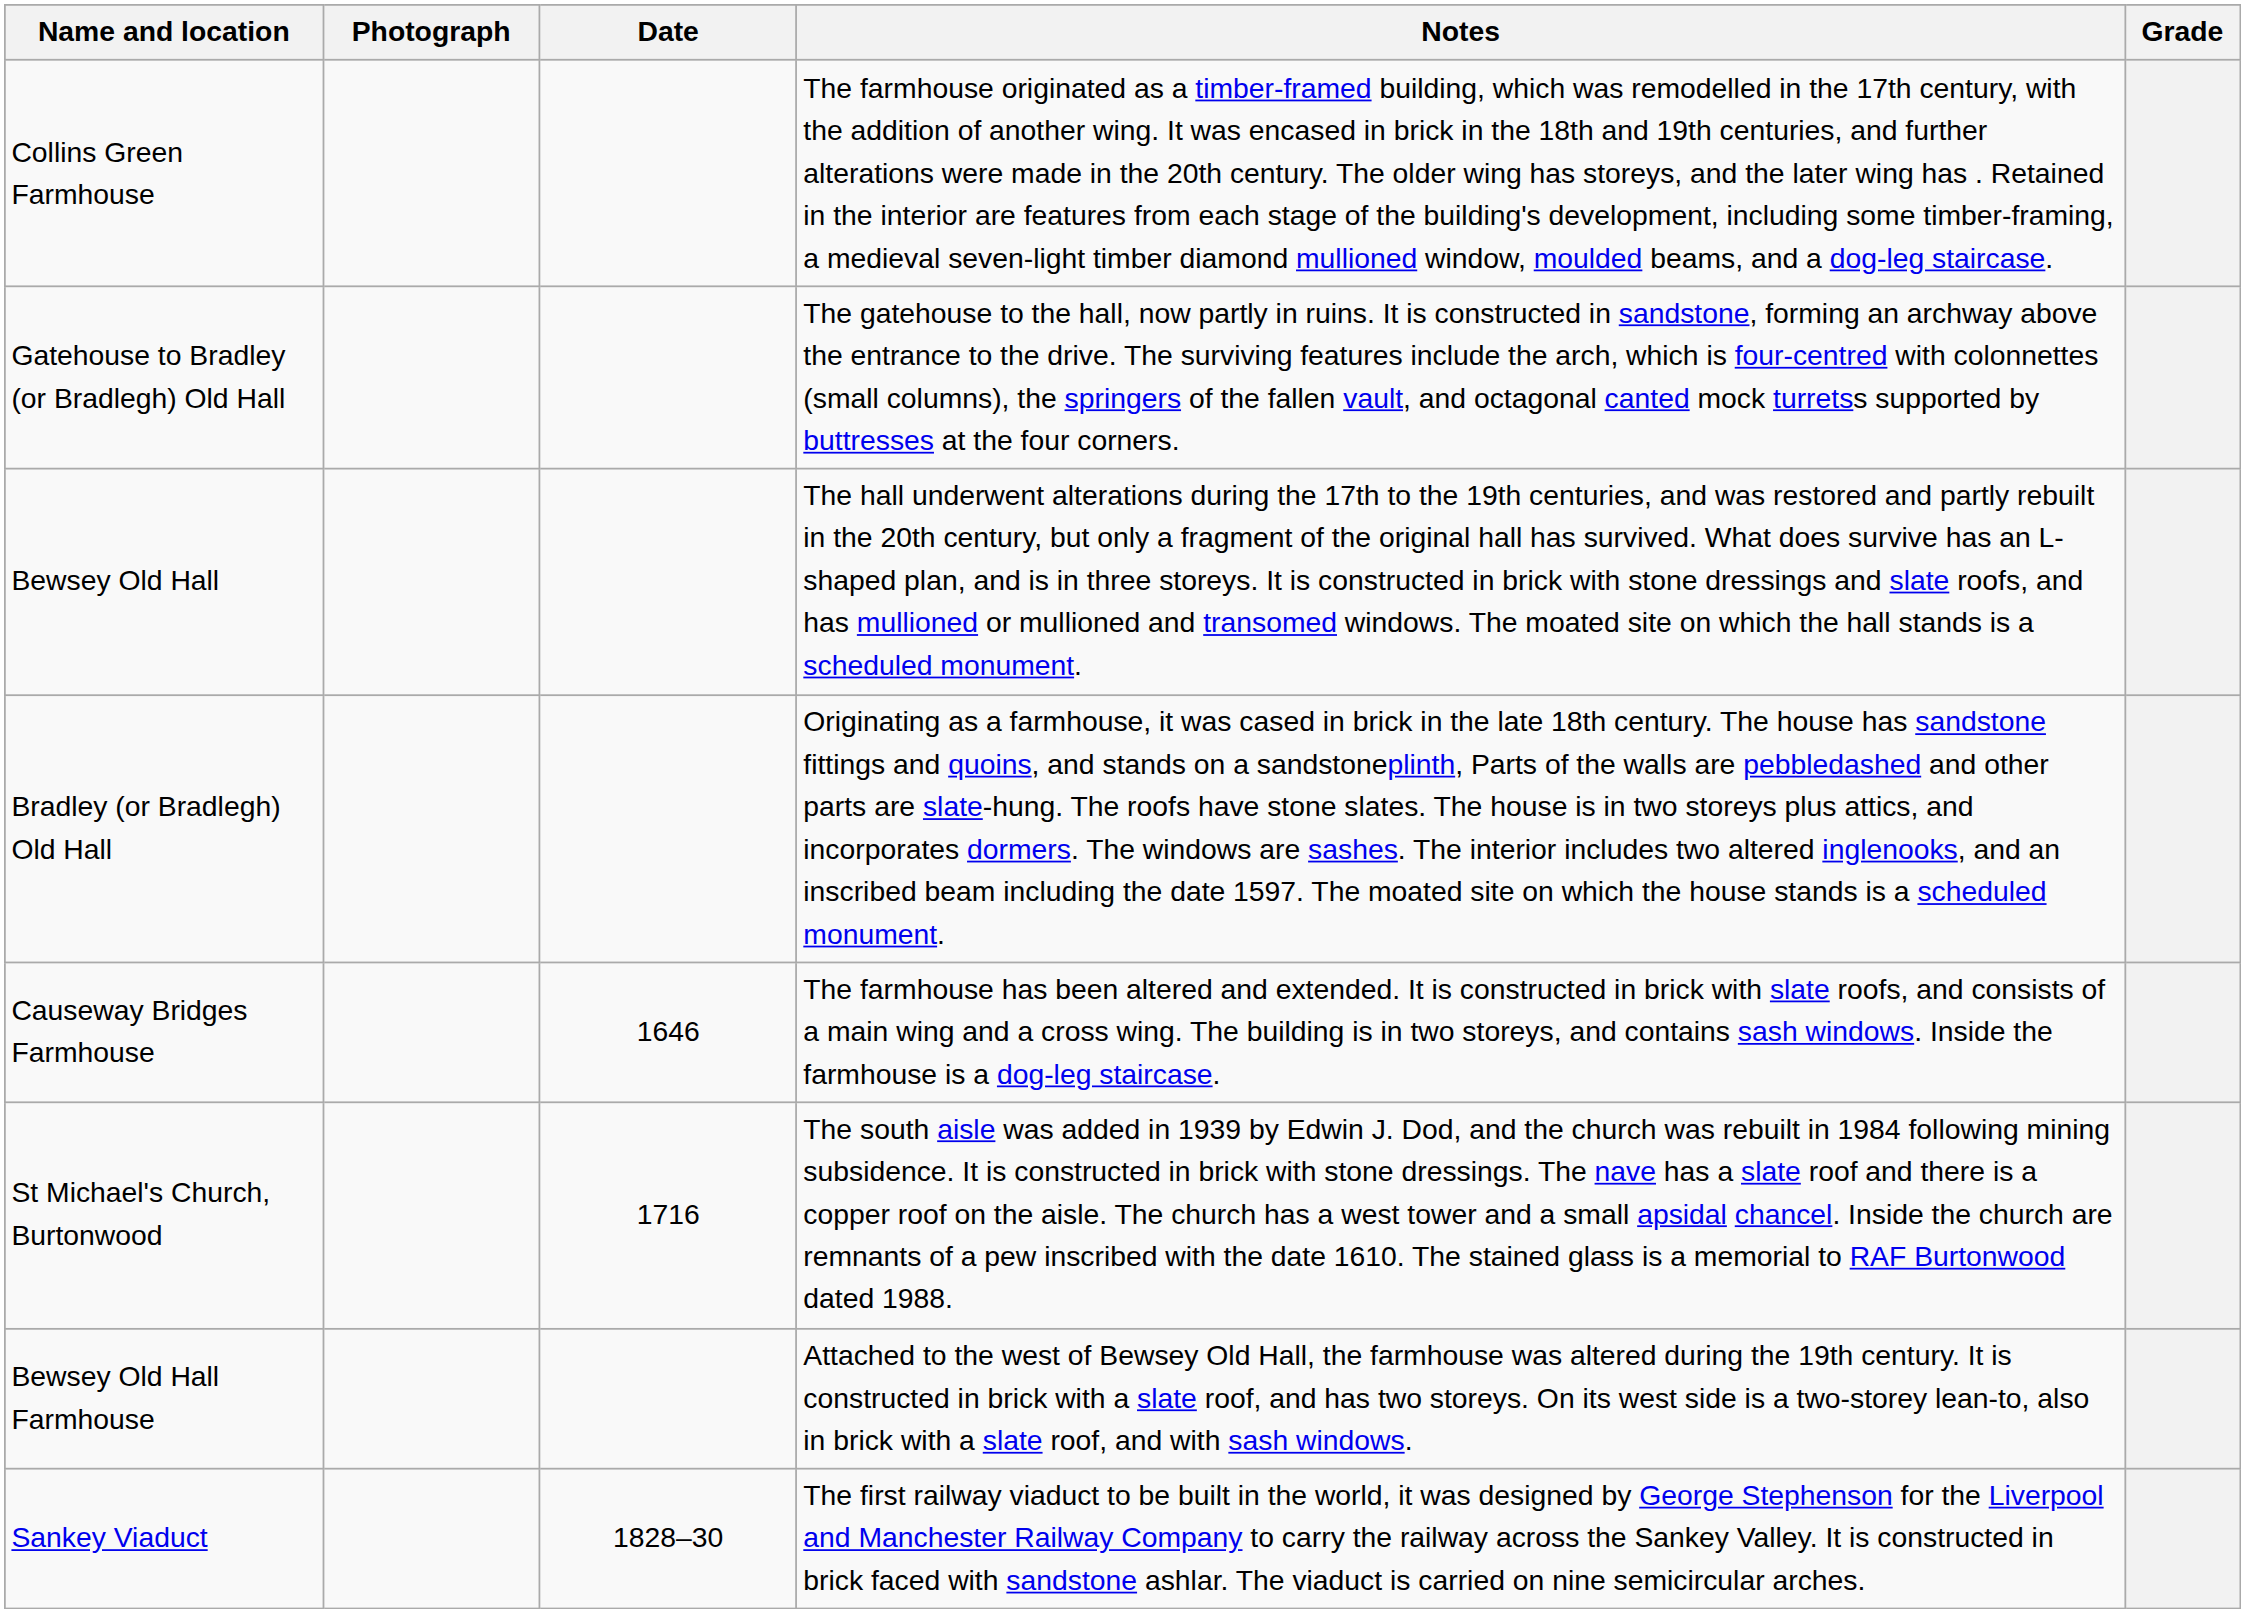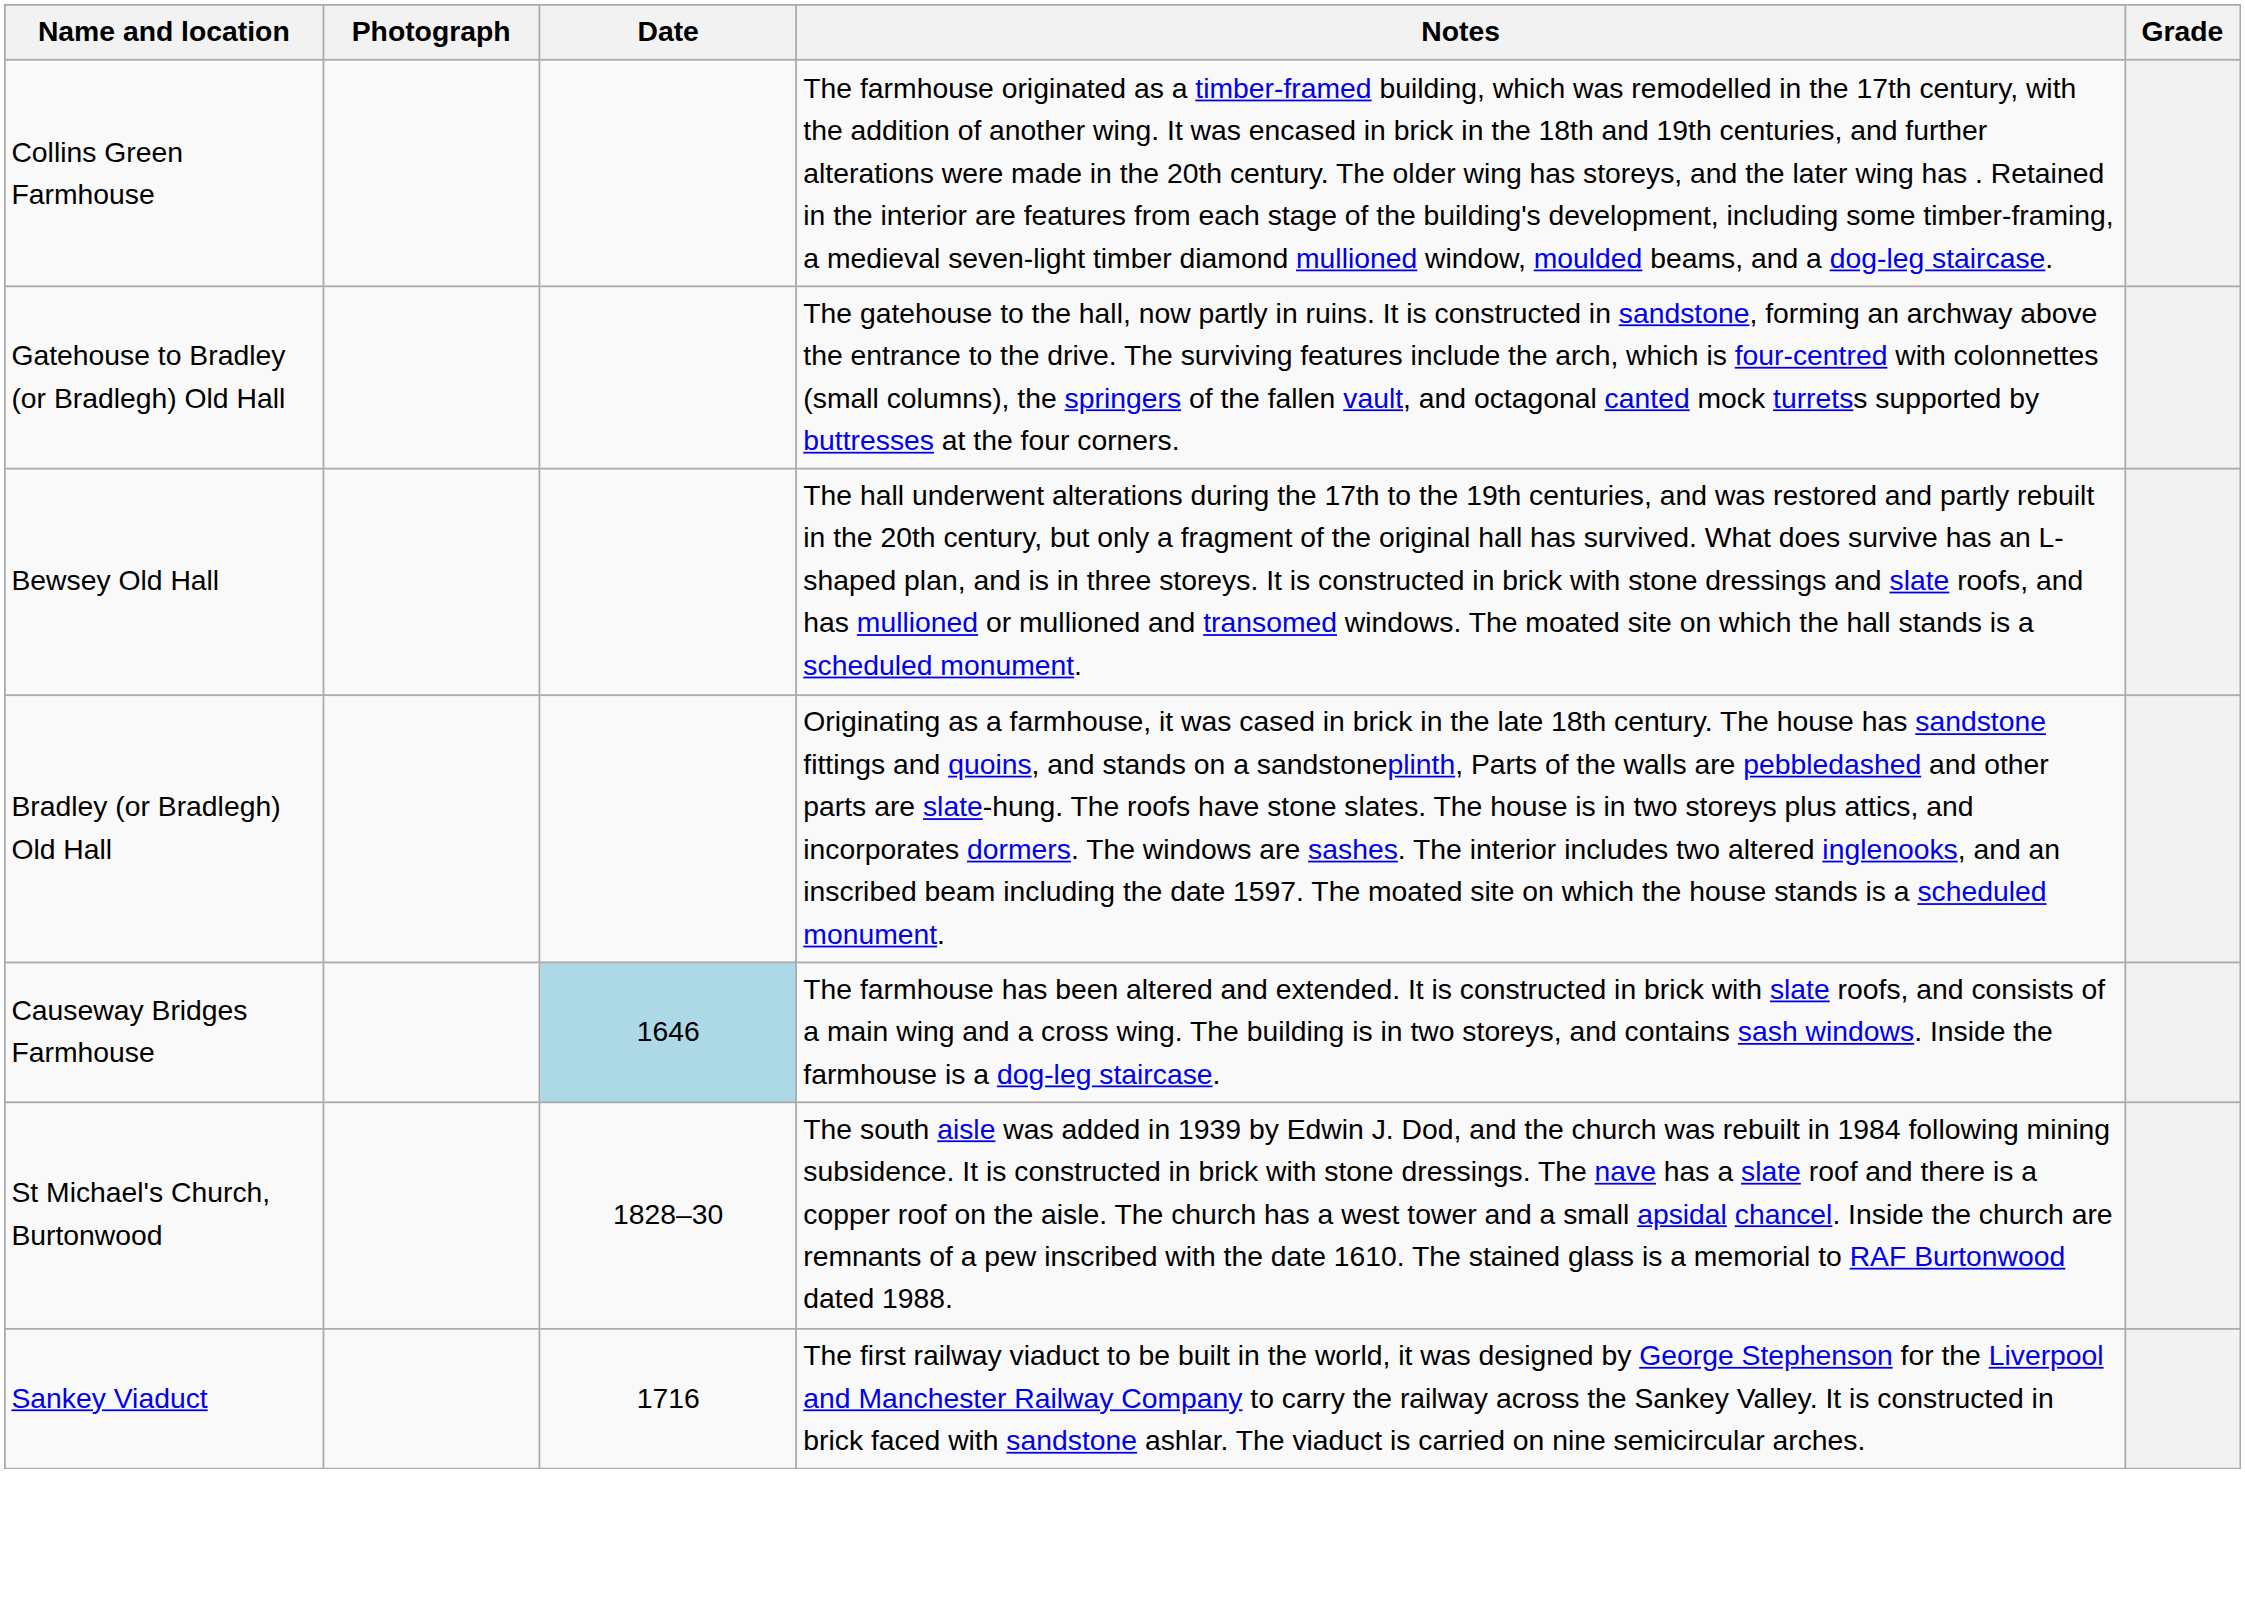(668, 1032) no background -> (668, 1032) lightblue background
(668, 1215) 1716 -> (668, 1215) 1828–30
- row: (115, 1398)
(668, 1538) 1828–30 -> (668, 1398) 1716
